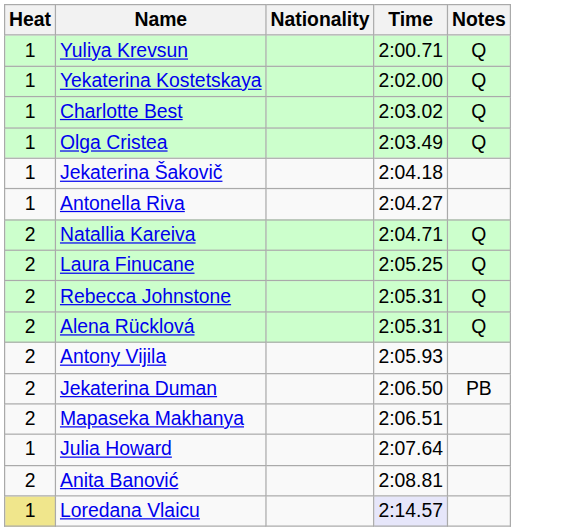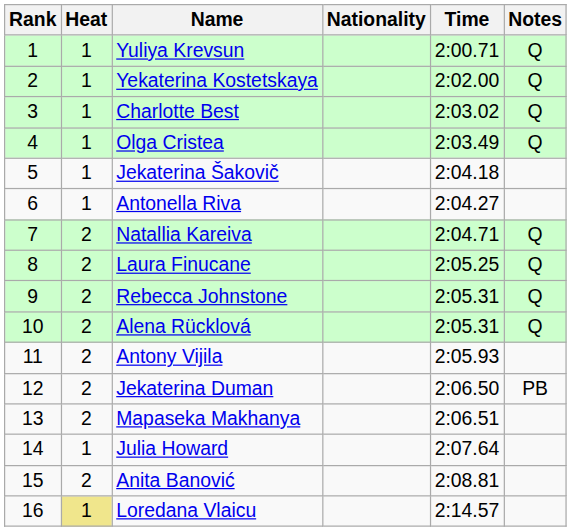+ column: (33, 19)
(411, 511) lavender background -> (467, 511) no background
